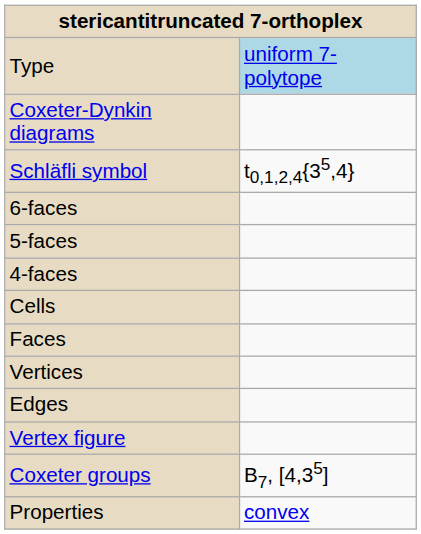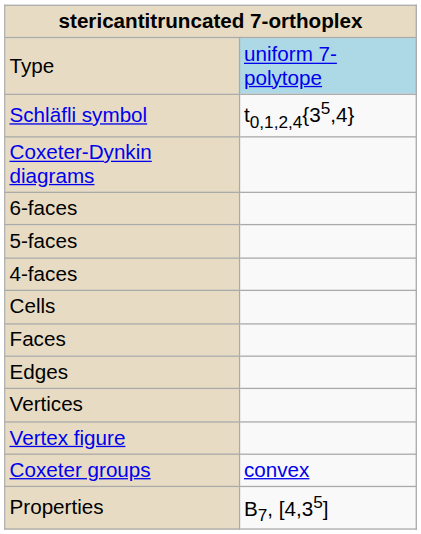rows swapped: (78, 170) <-> (81, 121)
rows swapped: (39, 404) <-> (46, 372)
(286, 475) B7, [4,35] -> (277, 470) convex
(277, 512) convex -> (286, 508) B7, [4,35]
